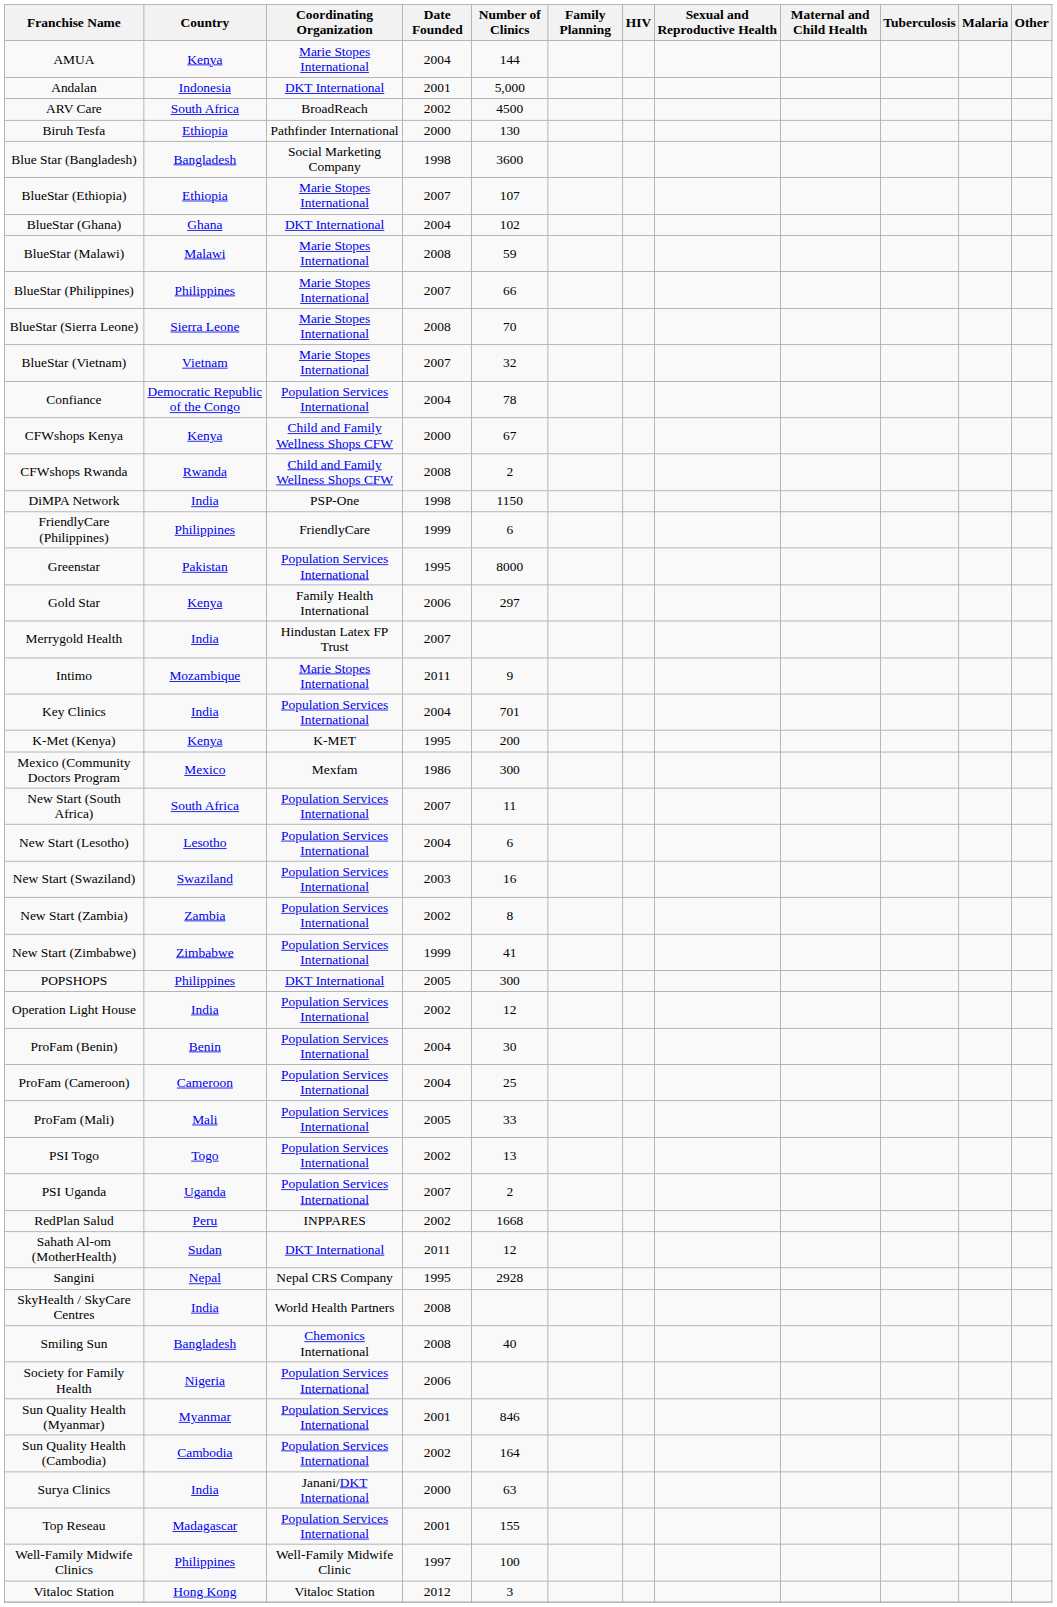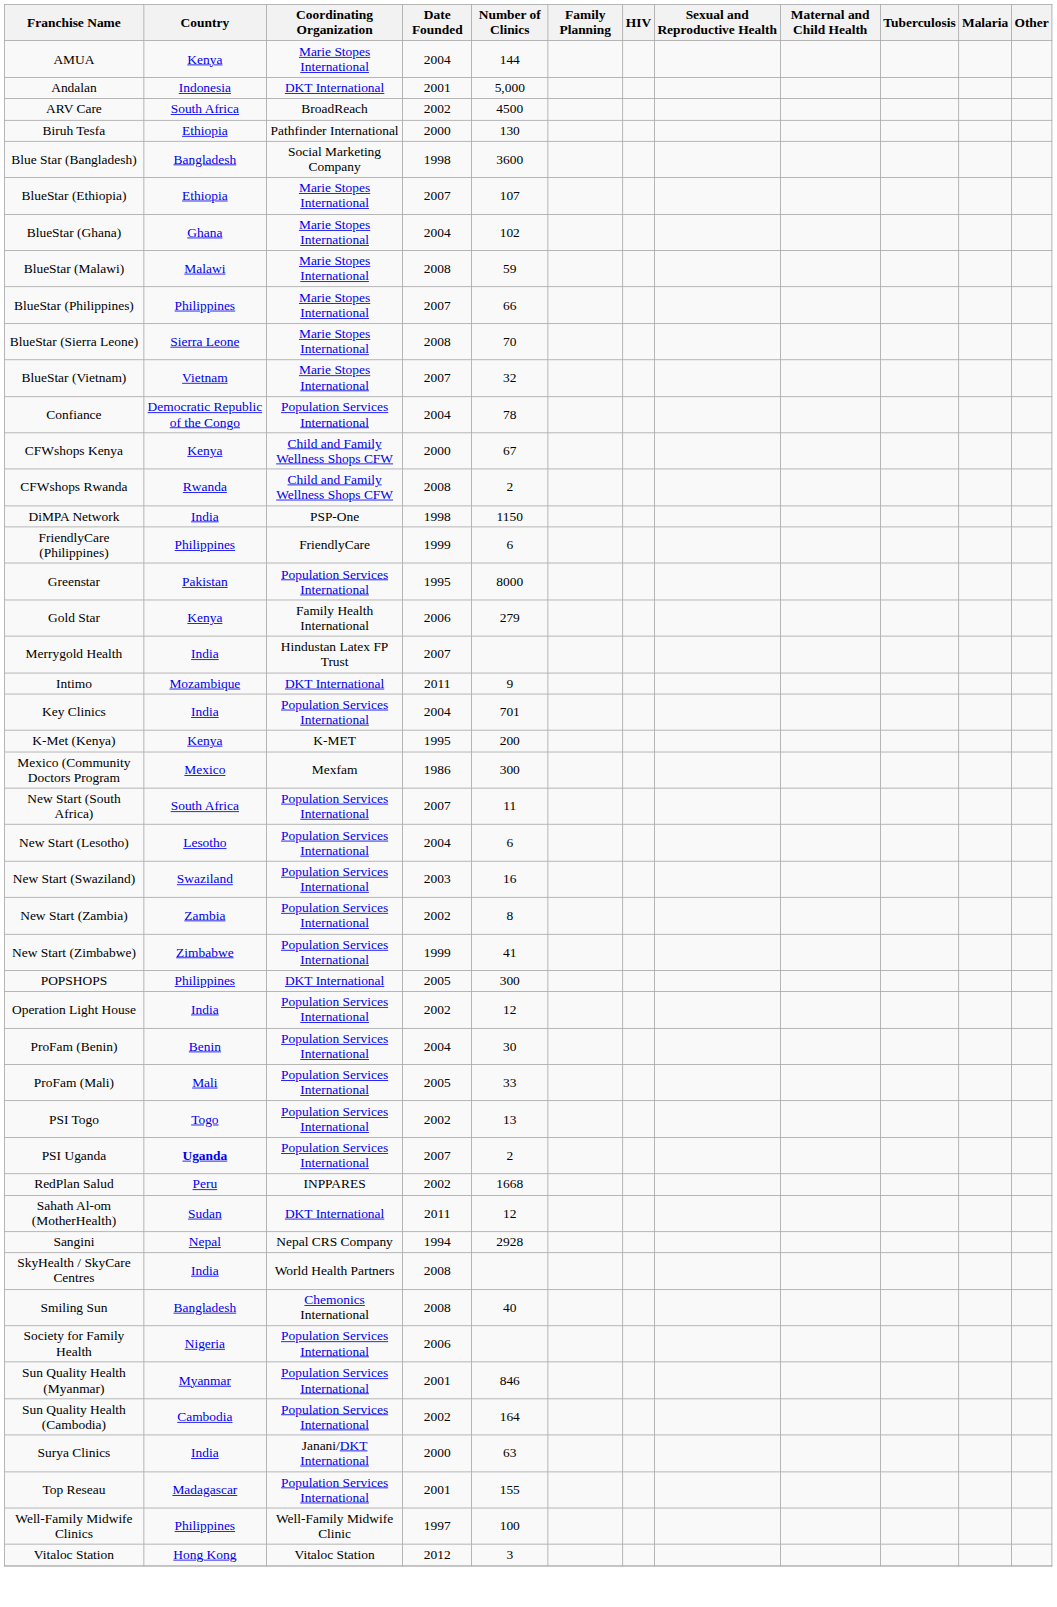(335, 224) DKT International -> (335, 232) Marie Stopes International
(510, 602) 297 -> (510, 618) 279
(335, 675) Marie Stopes International -> (335, 683) DKT International
- row: (74, 1082)
(205, 1192) normal -> (205, 1155) bold
(437, 1278) 1995 -> (437, 1242) 1994
